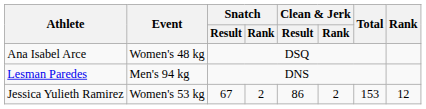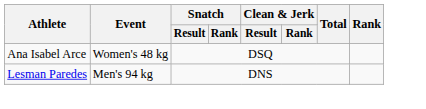- row: (65, 94)
